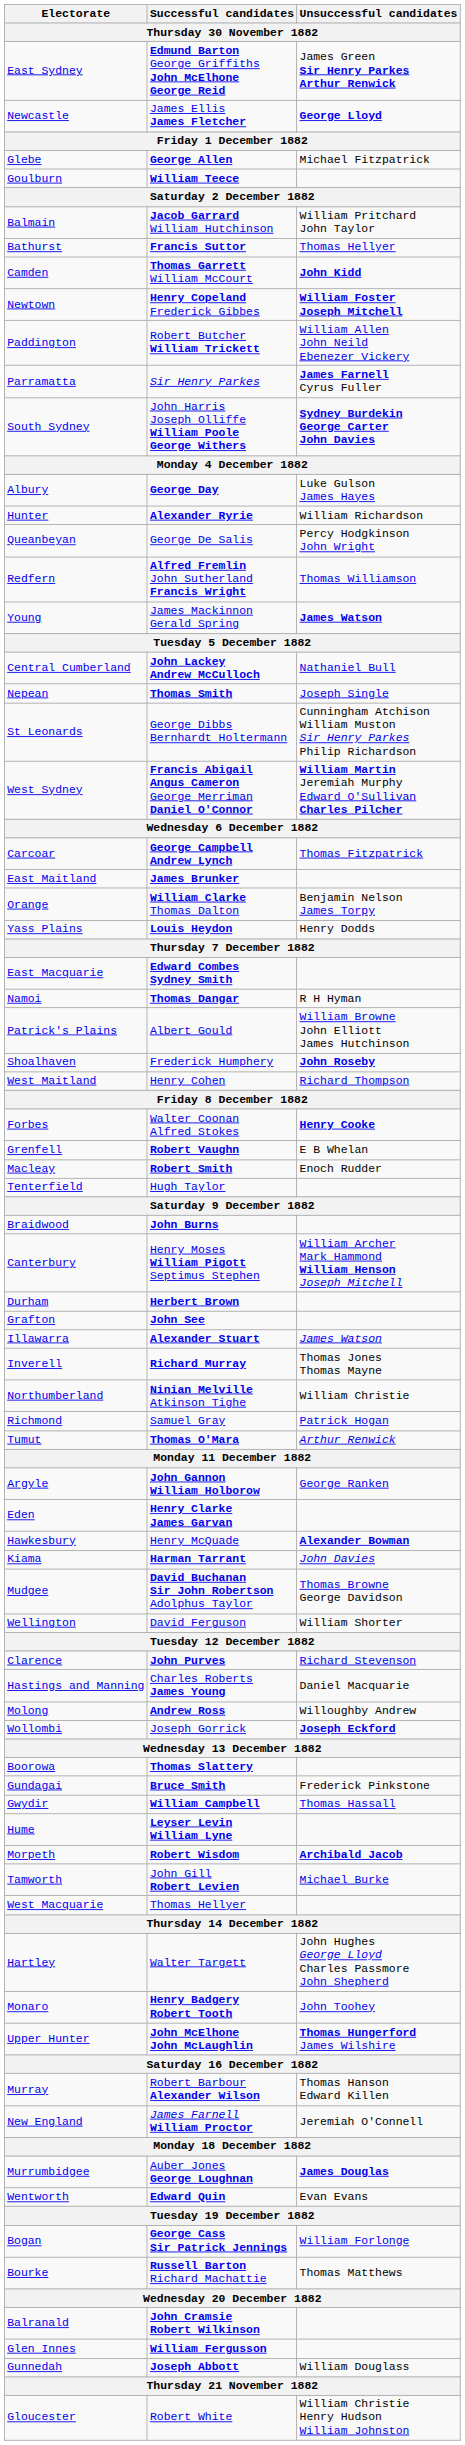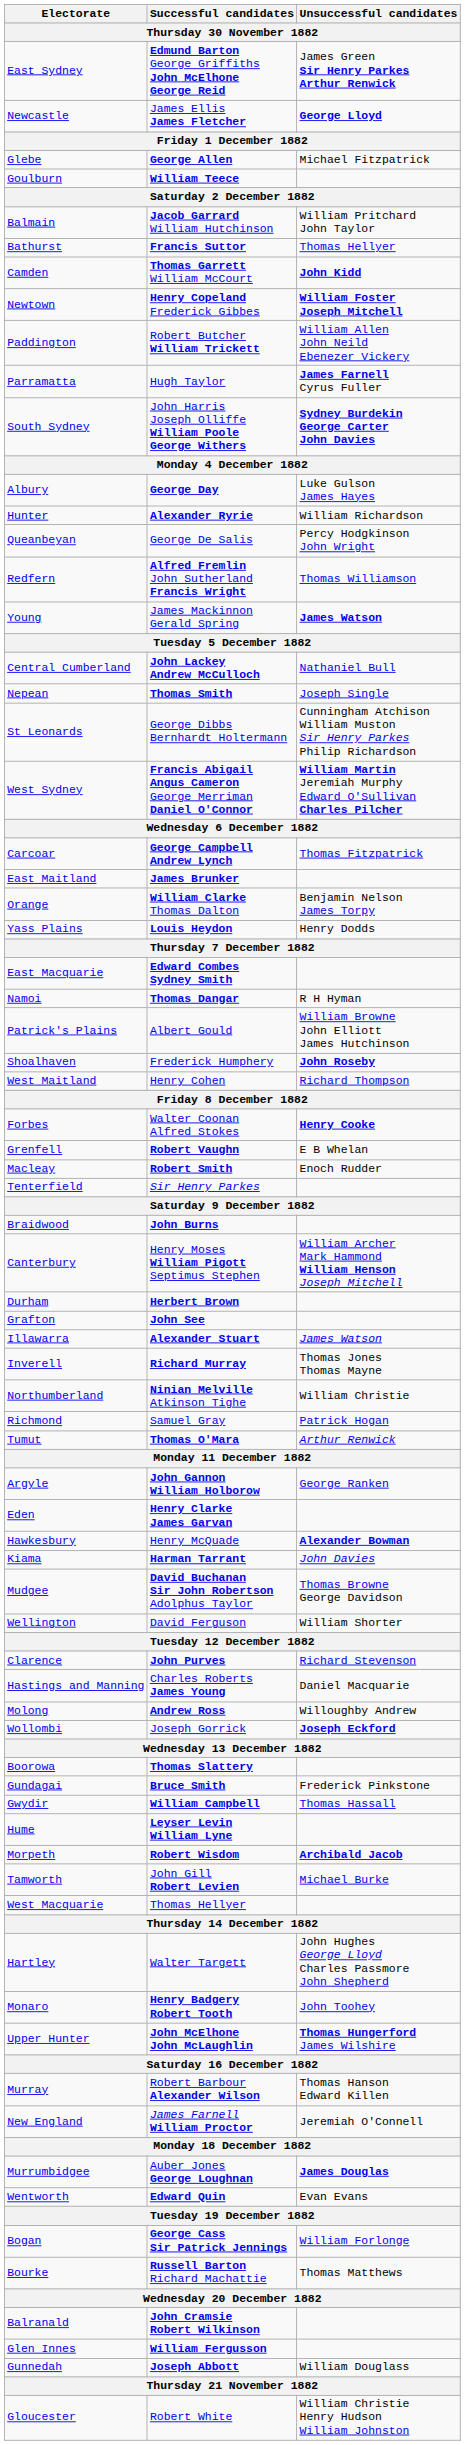(205, 382) Sir Henry Parkes -> (188, 382) Hugh Taylor
(188, 1187) Hugh Taylor -> (205, 1187) Sir Henry Parkes
